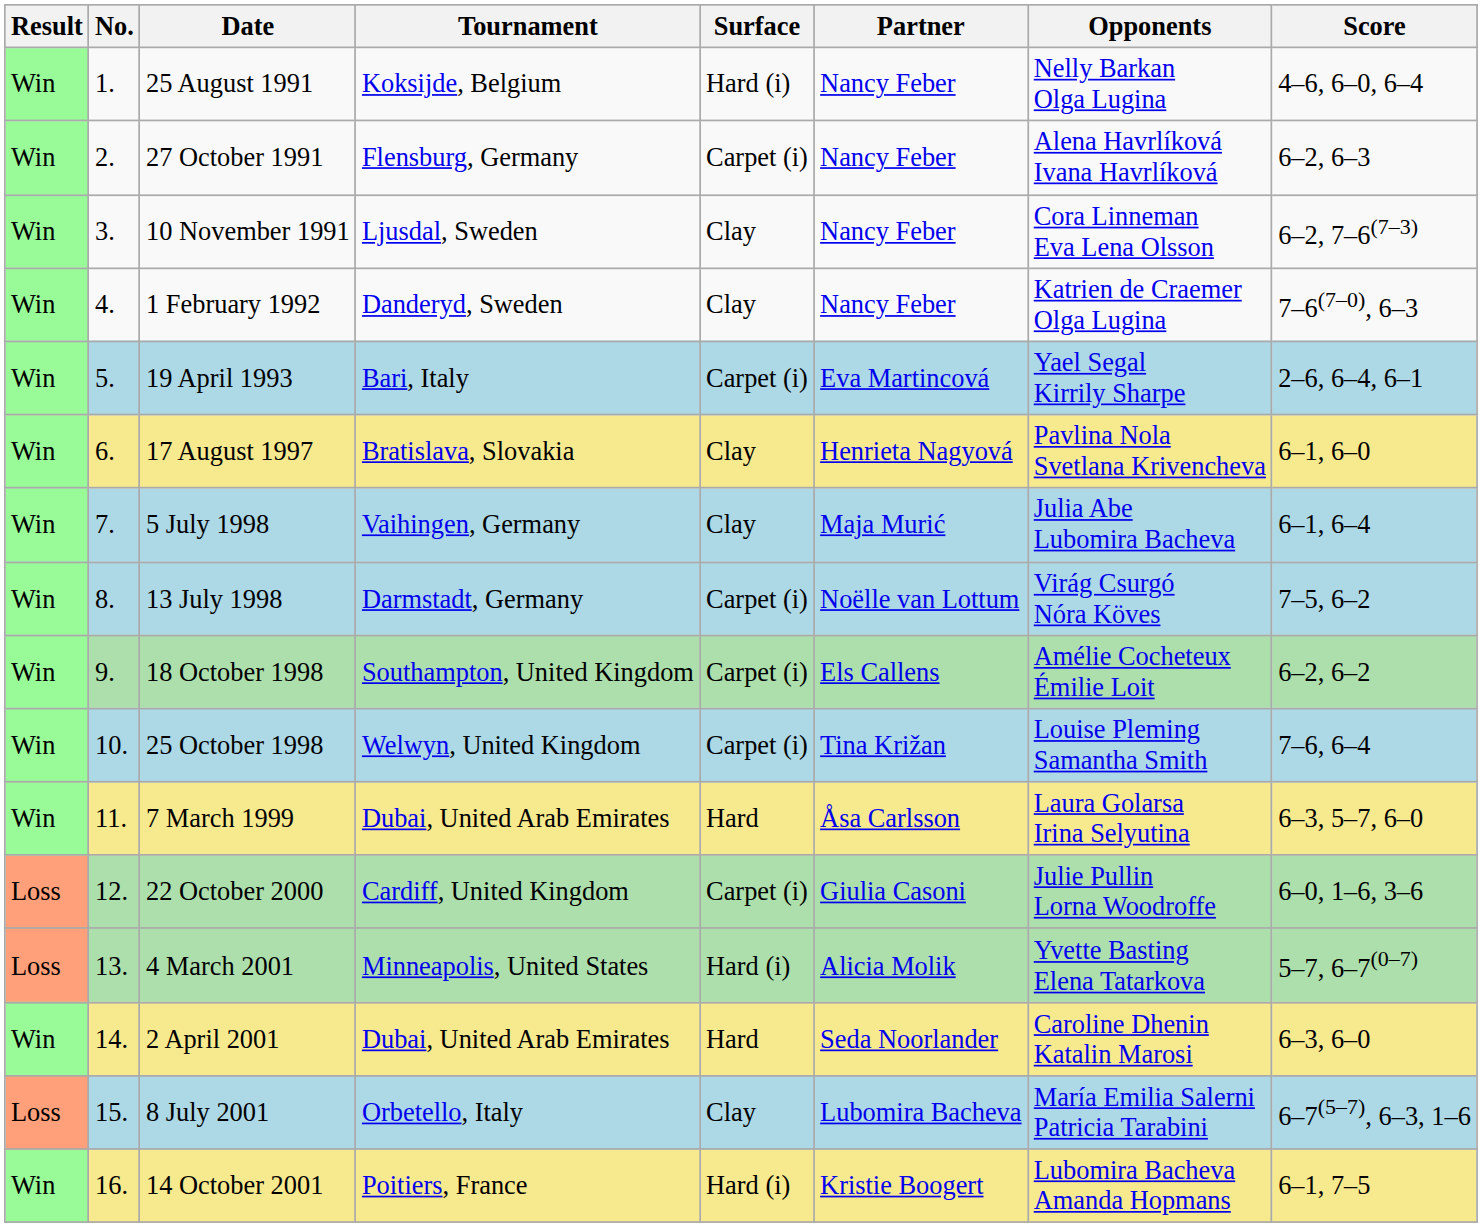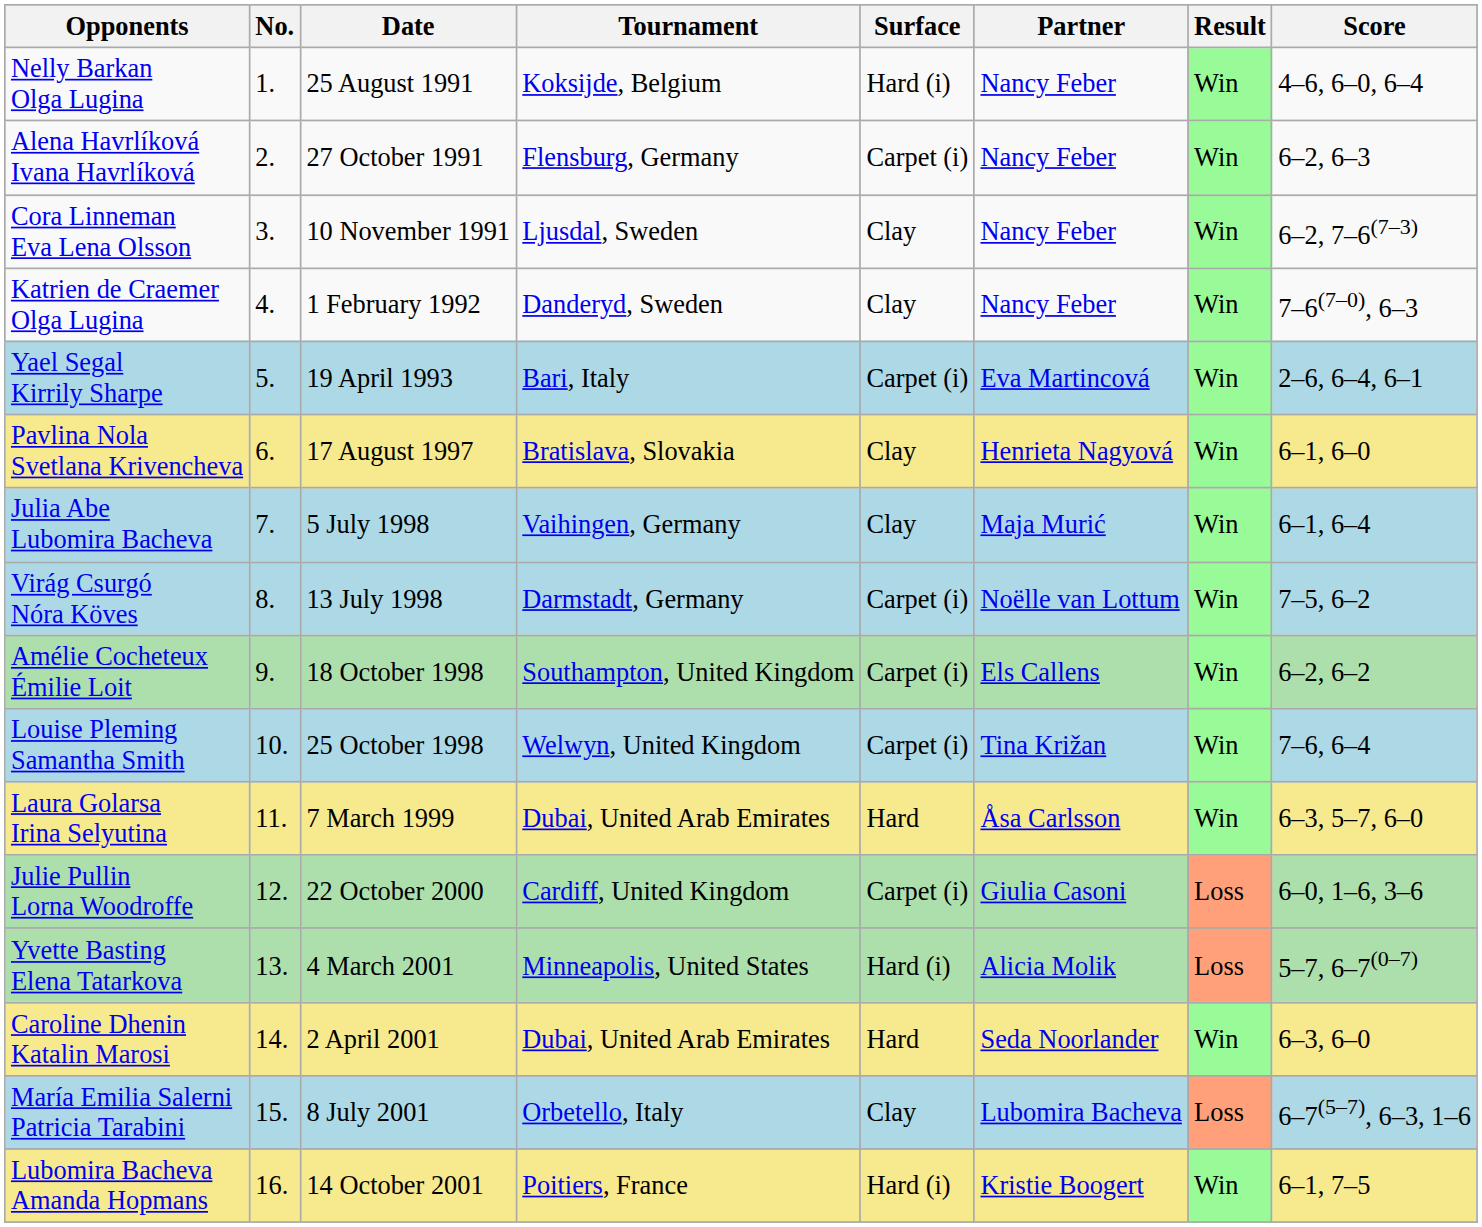columns swapped: (47, 25) <-> (1150, 25)
